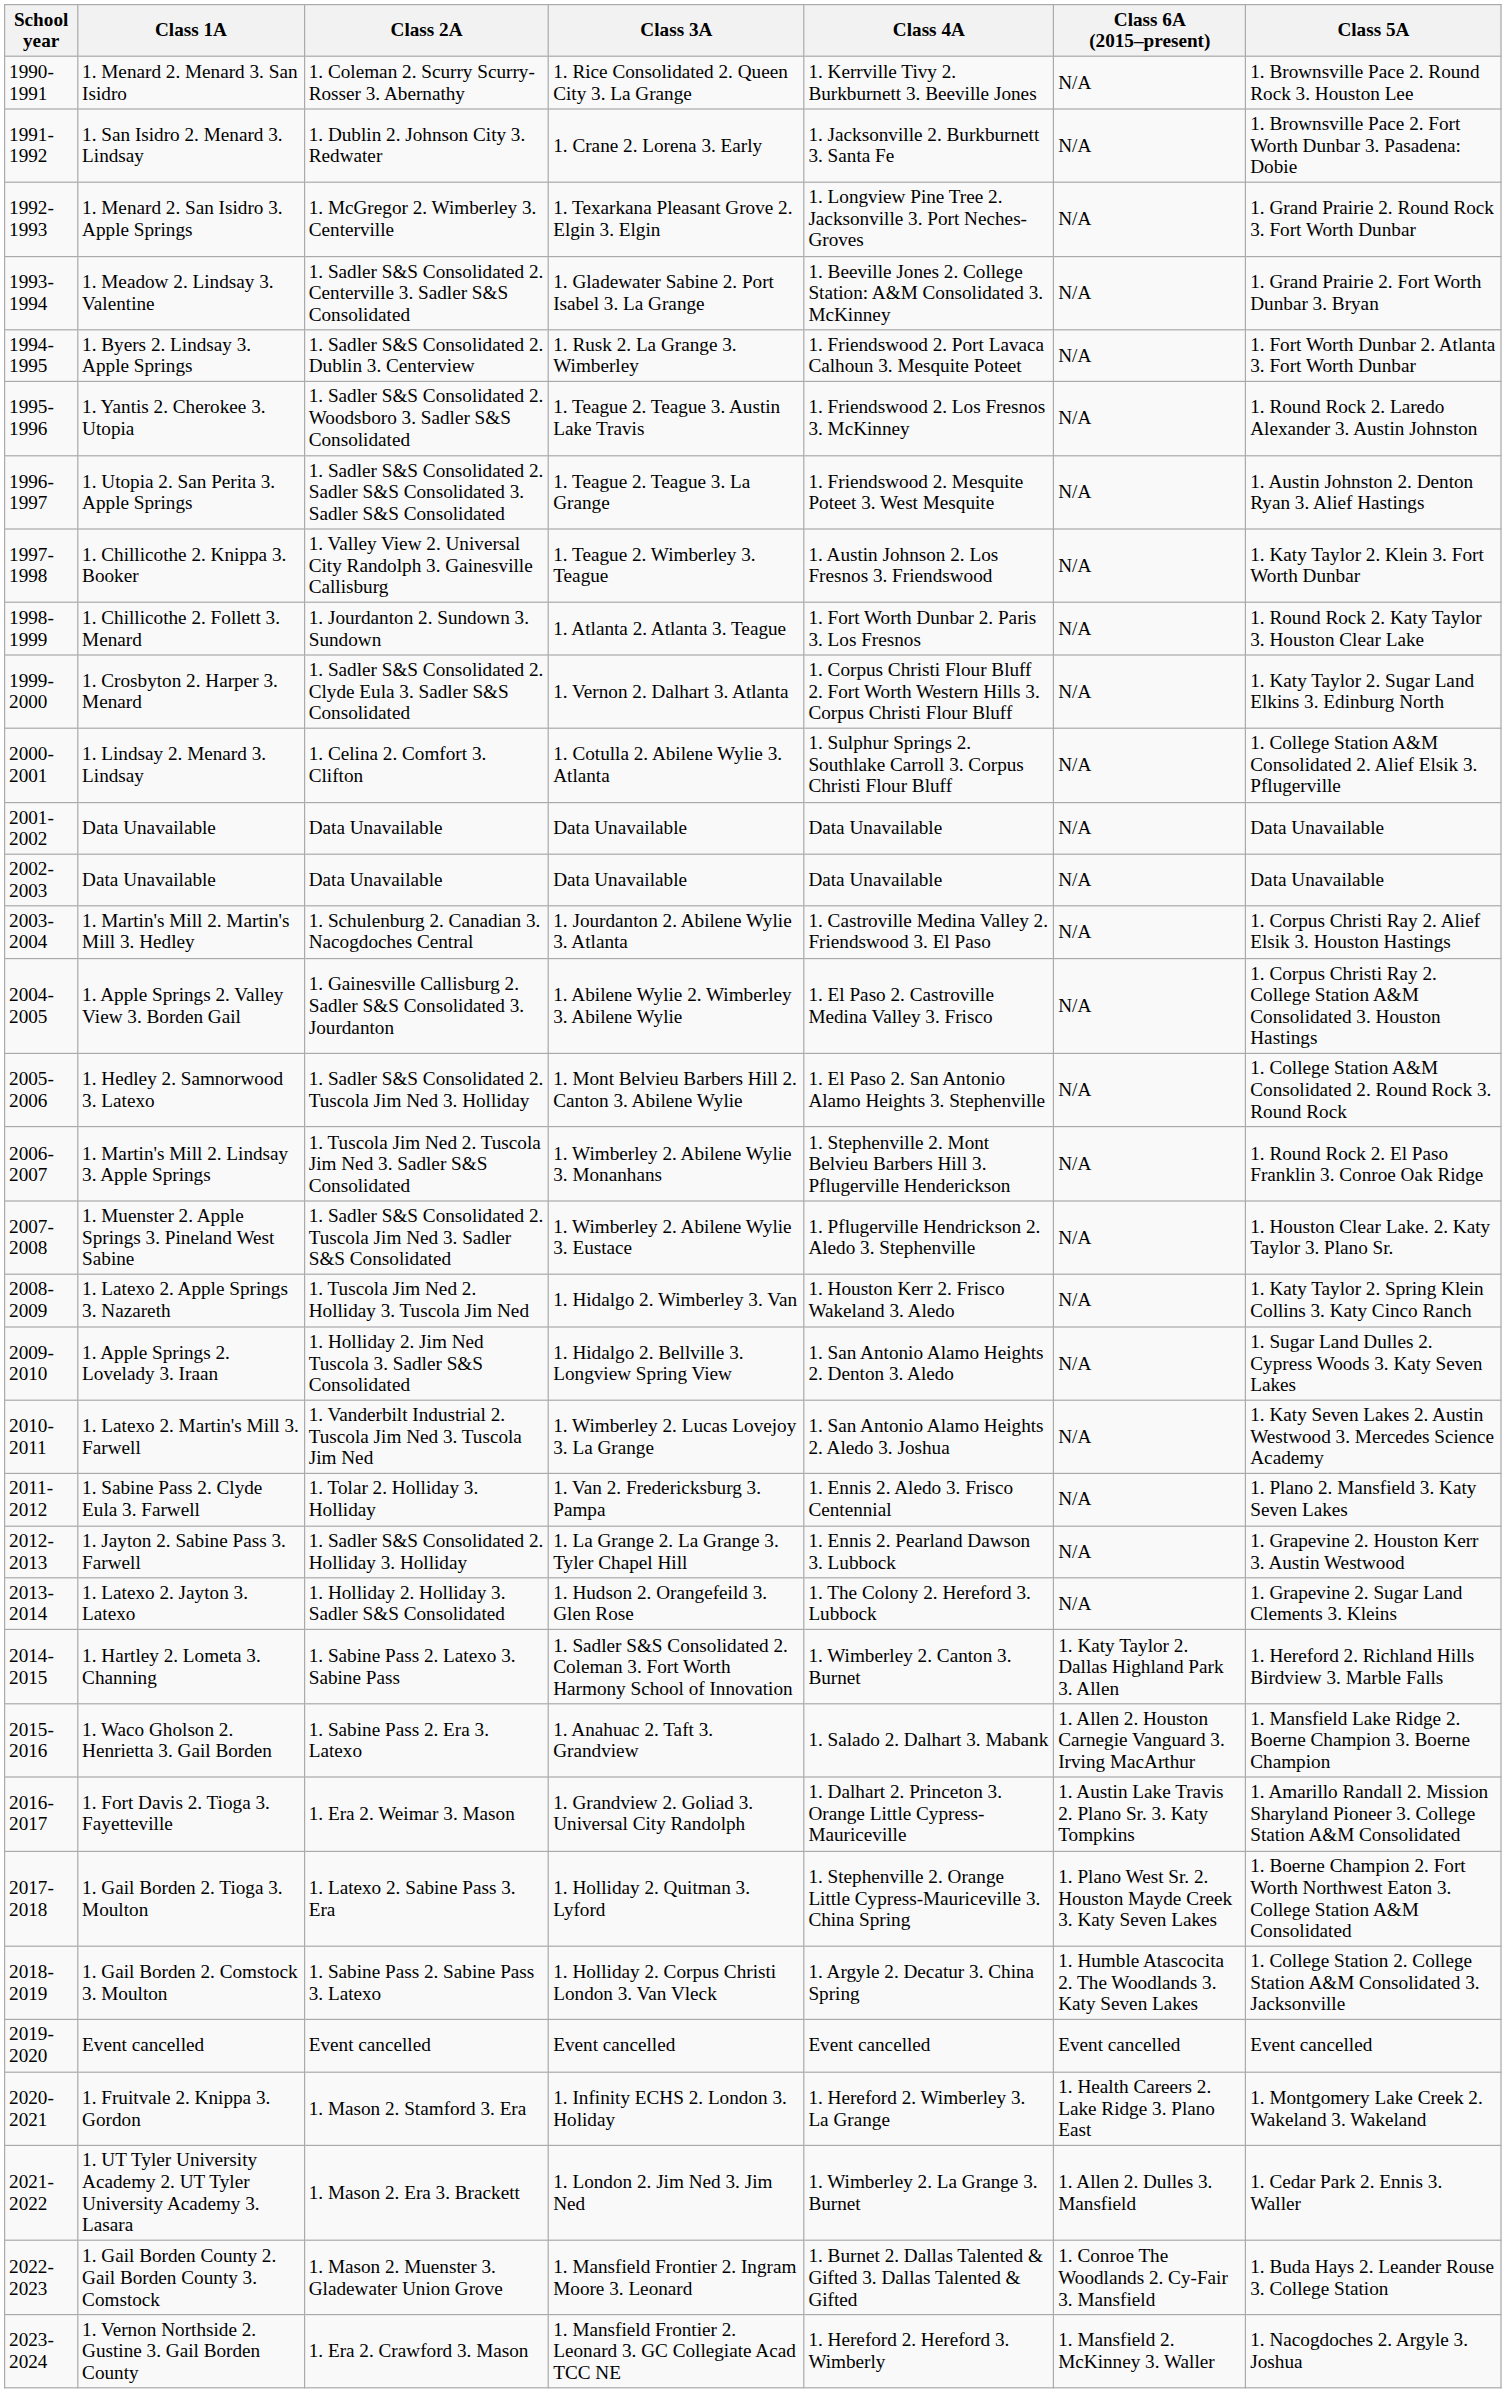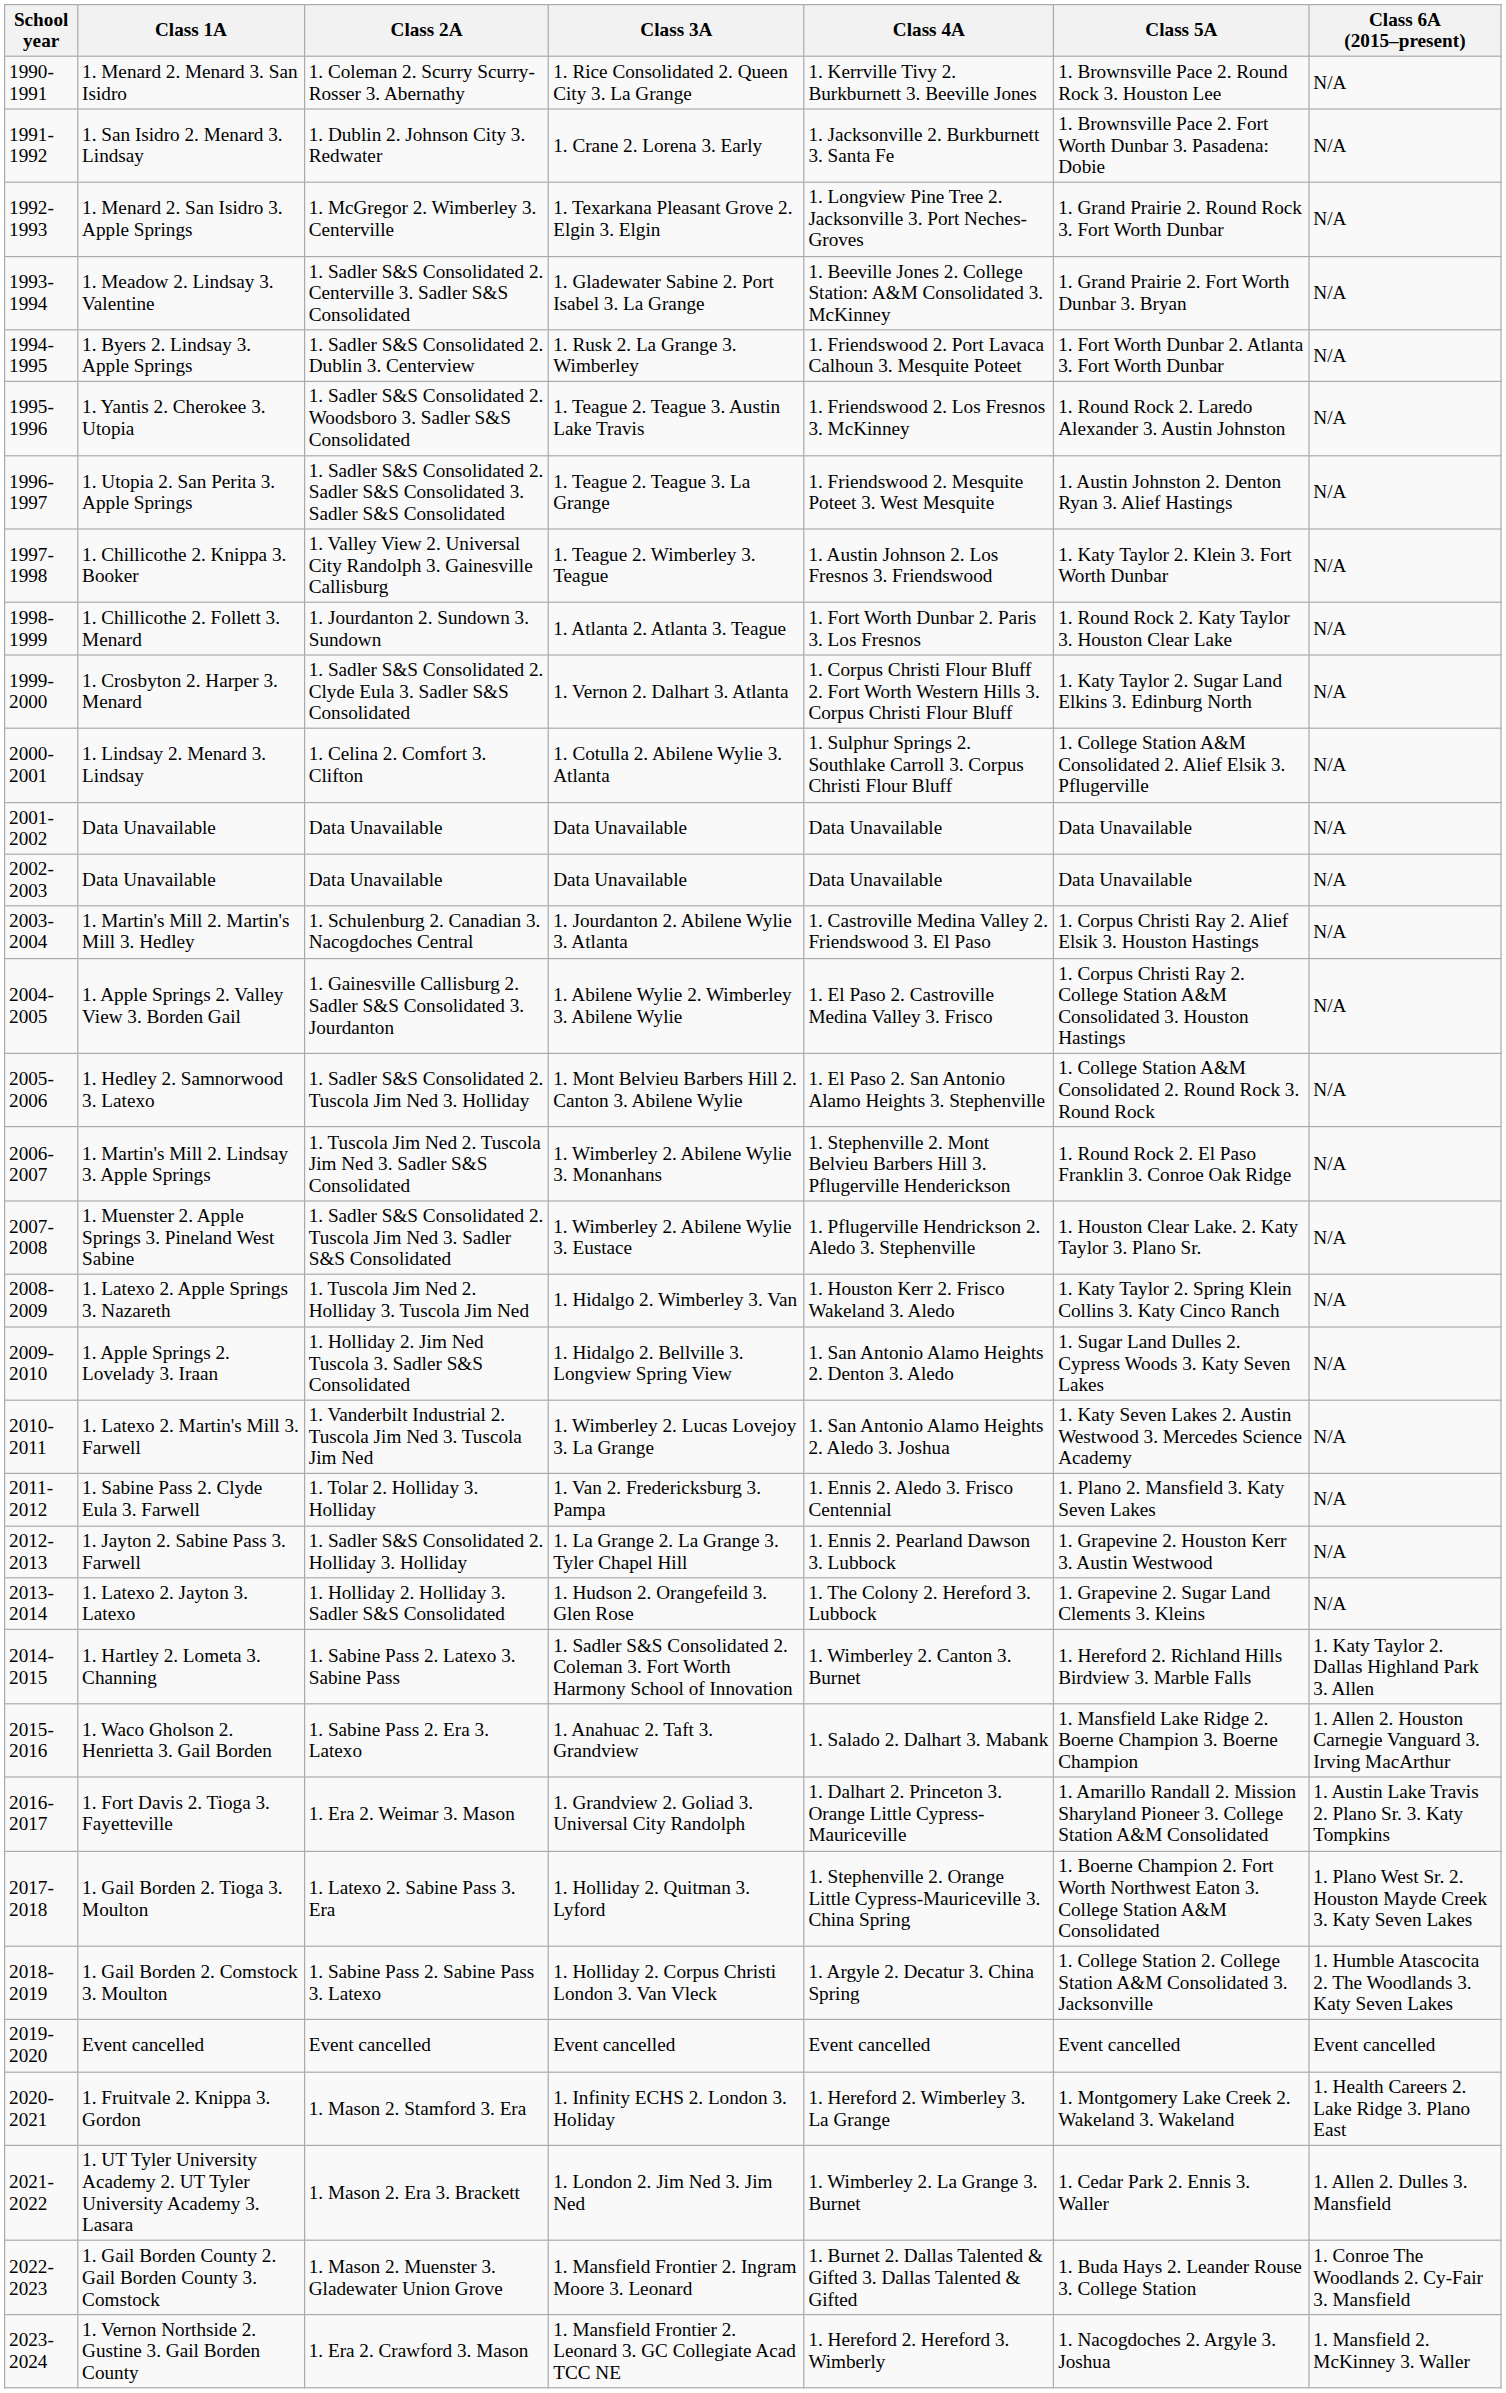columns swapped: (1373, 30) <-> (1150, 30)
